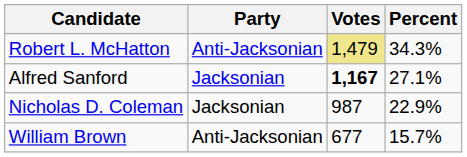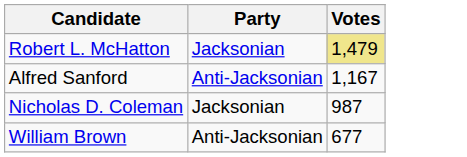- column: (423, 19)
(257, 48) Anti-Jacksonian -> (238, 48) Jacksonian
(238, 78) Jacksonian -> (257, 78) Anti-Jacksonian
(355, 78) bold -> (355, 78) normal
